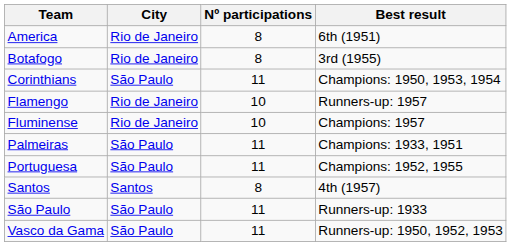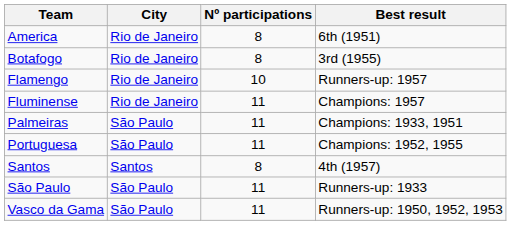- row: (42, 79)
(258, 123) 10 -> (258, 101) 11
